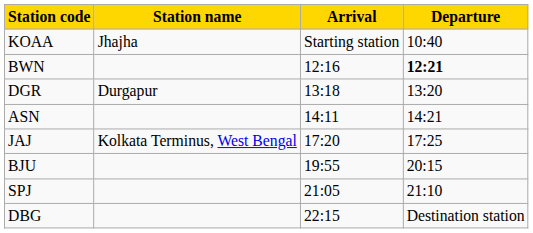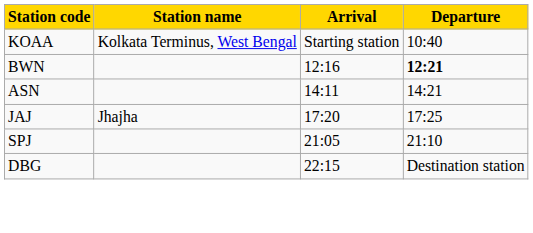(118, 41) Jhajha -> (197, 41) Kolkata Terminus, West Bengal
- row: (25, 91)
(197, 141) Kolkata Terminus, West Bengal -> (118, 116) Jhajha
- row: (22, 166)
